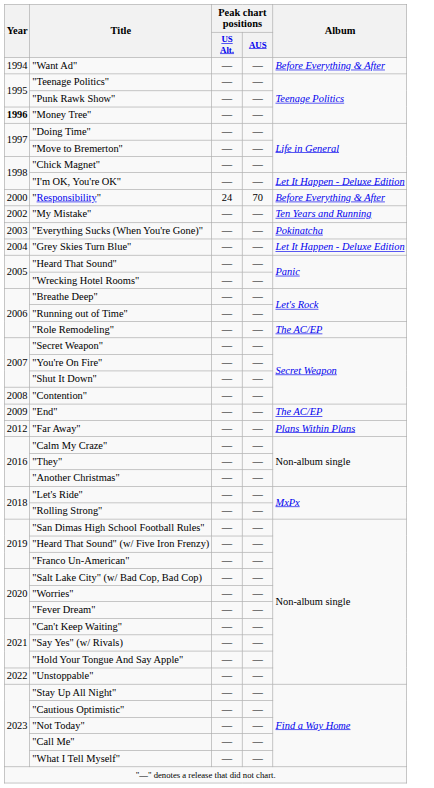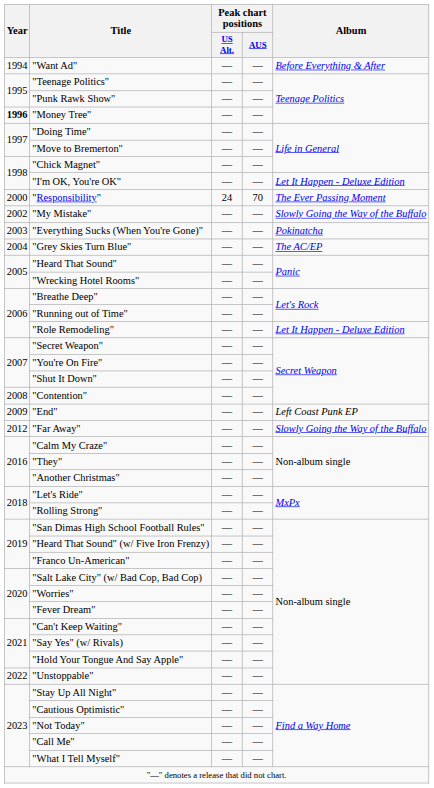(330, 197) Before Everything & After -> (331, 197) The Ever Passing Moment
(324, 214) Ten Years and Running -> (351, 214) Slowly Going the Way of the Buffalo
(340, 247) Let It Happen - Deluxe Edition -> (299, 247) The AC/EP
(299, 329) The AC/EP -> (340, 329) Let It Happen - Deluxe Edition
(299, 412) The AC/EP -> (317, 412) Left Coast Punk EP
(315, 428) Plans Within Plans -> (351, 428) Slowly Going the Way of the Buffalo
